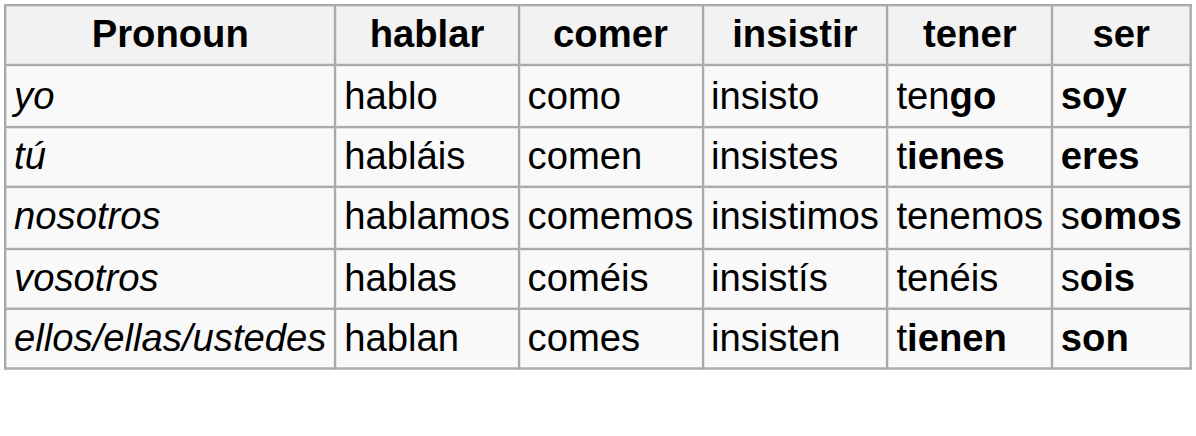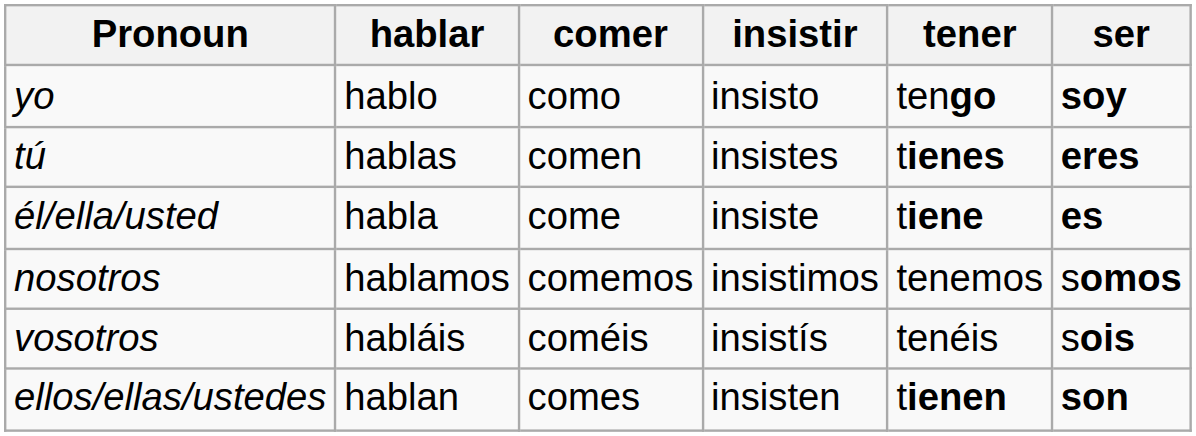(405, 156) habláis -> (400, 156) hablas
+ row: (116, 216)
(400, 277) hablas -> (405, 338) habláis
